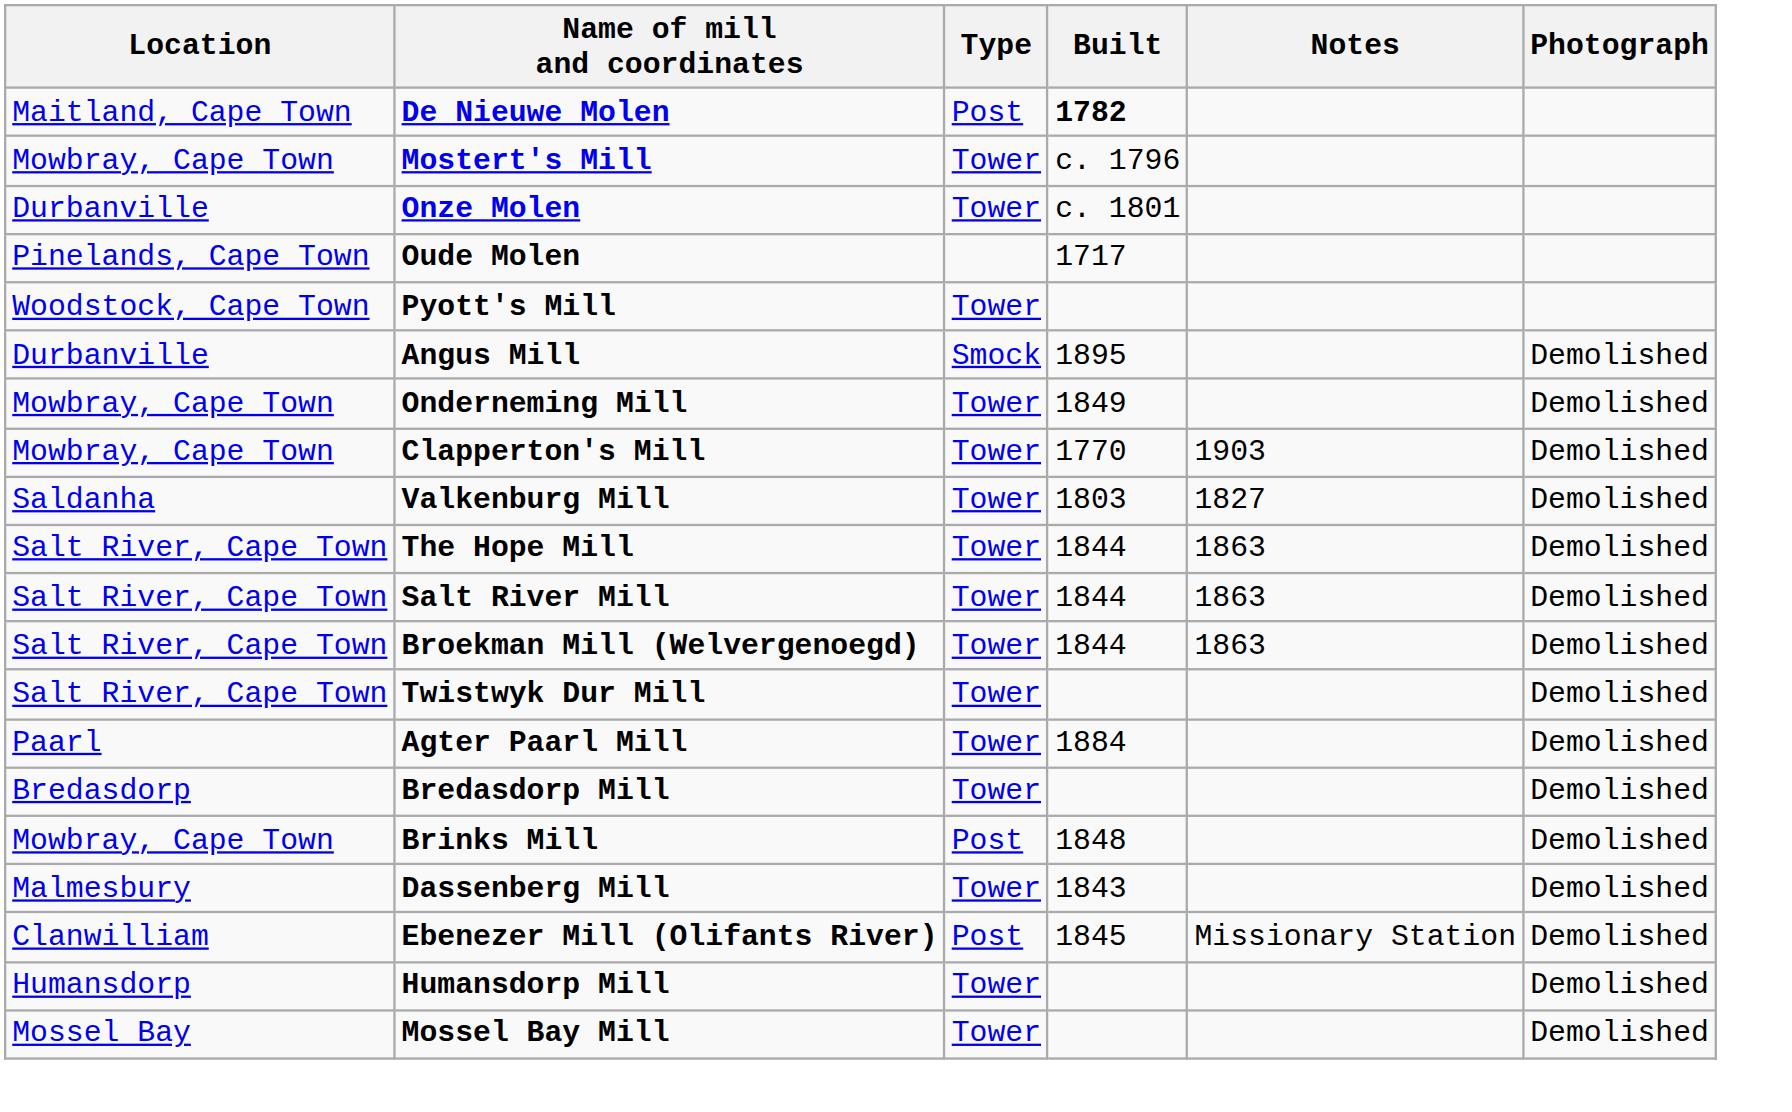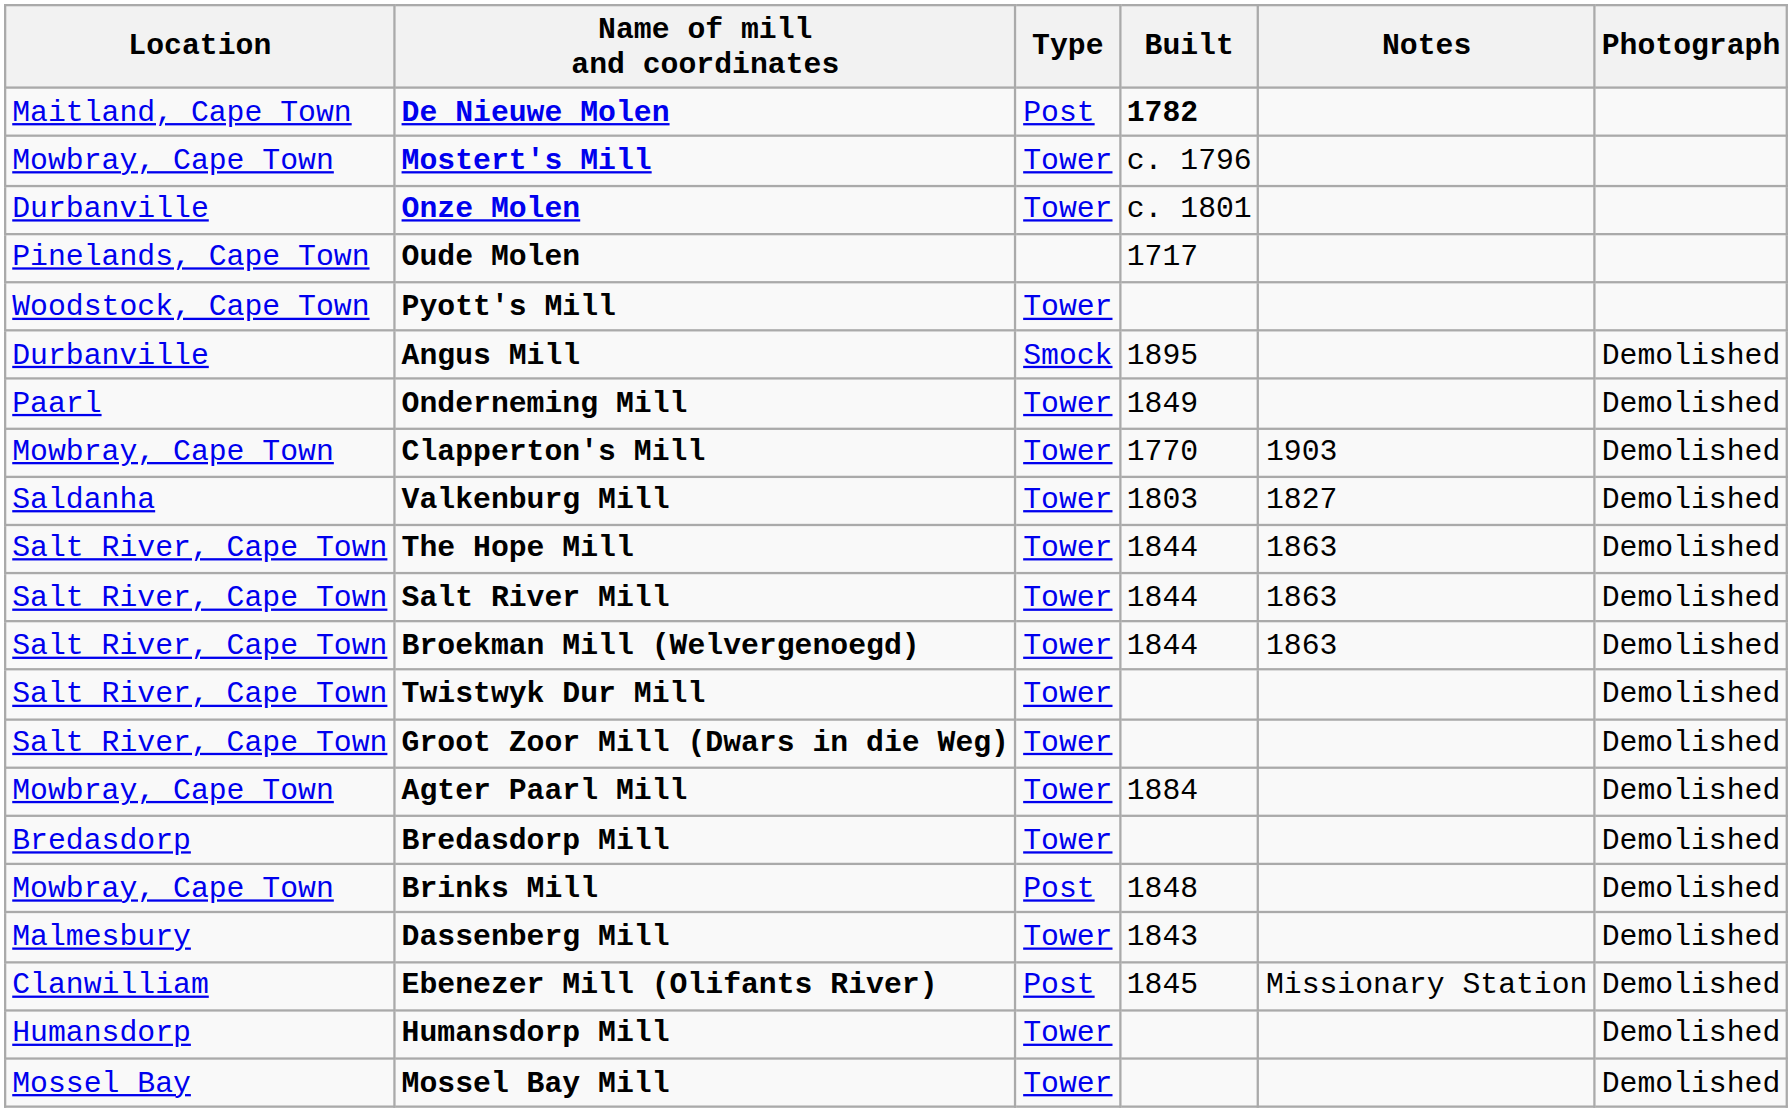(173, 403) Mowbray, Cape Town -> (57, 403) Paarl
+ row: (705, 743)
(57, 743) Paarl -> (173, 792) Mowbray, Cape Town
